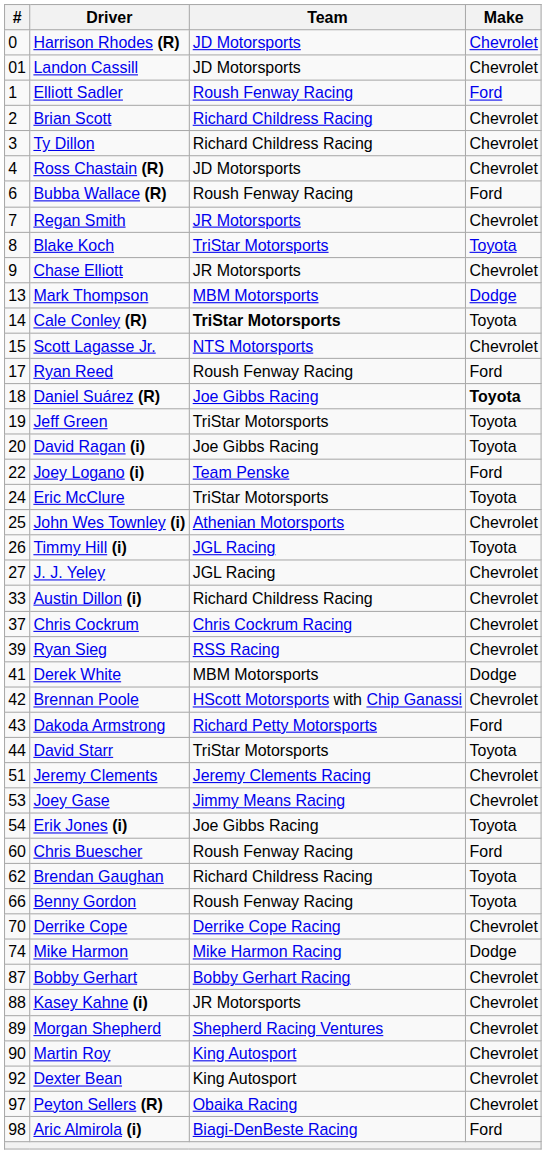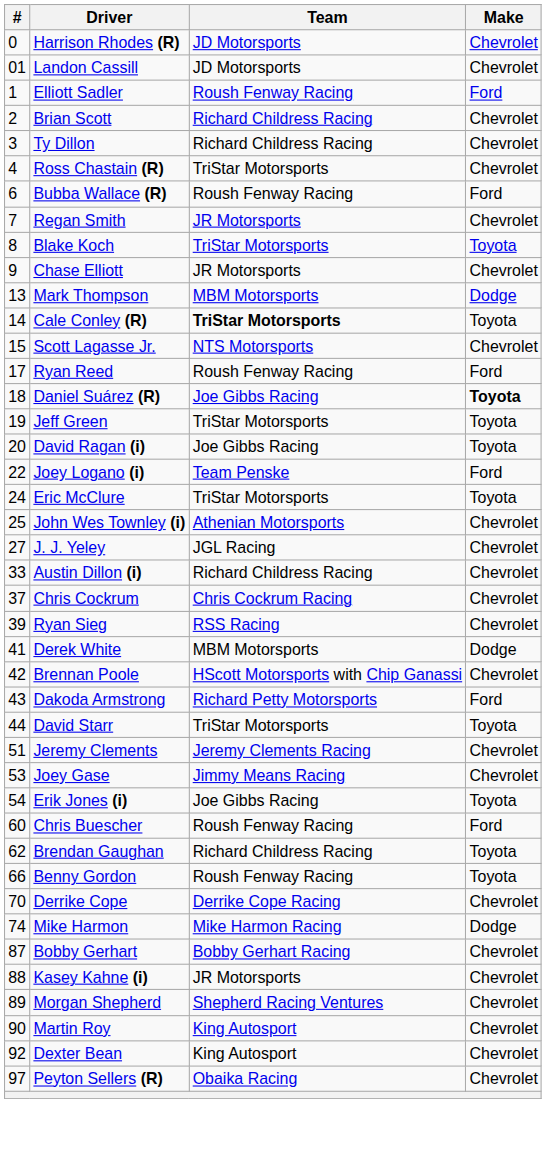(247, 169) JD Motorsports -> (261, 169) TriStar Motorsports
- row: (80, 548)
- row: (87, 1129)
